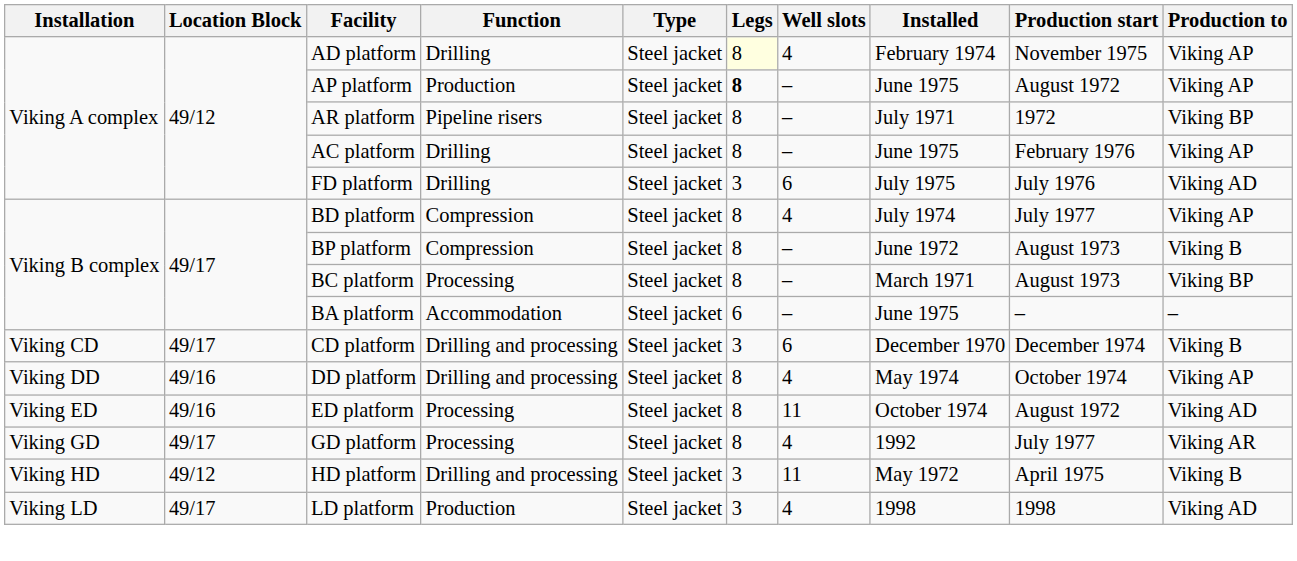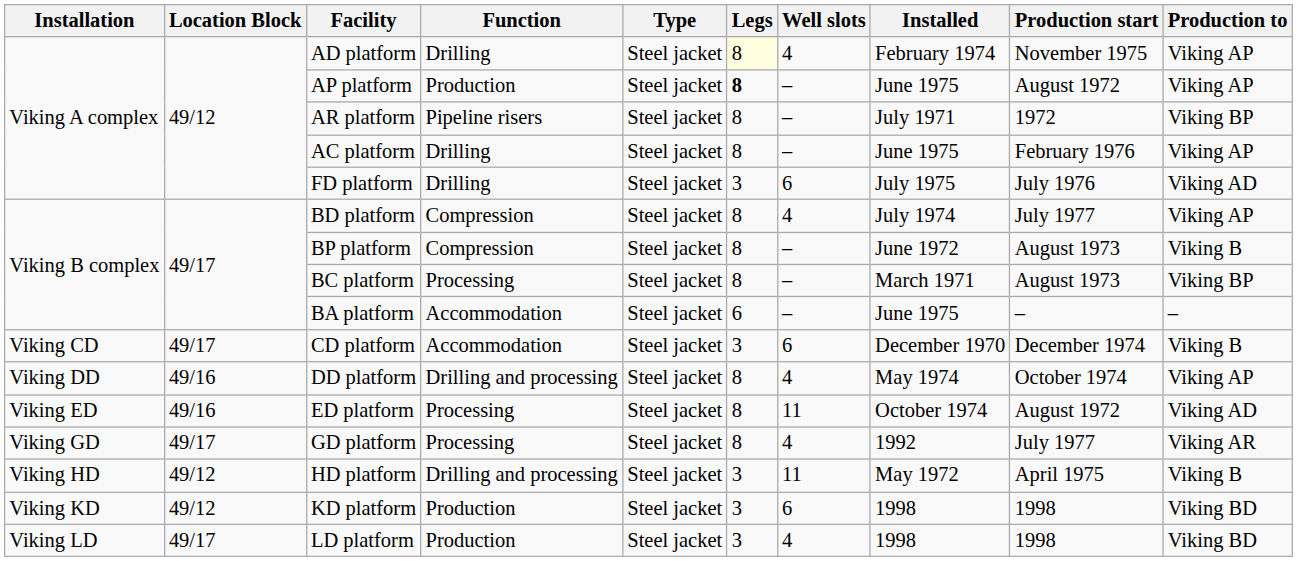(522, 345) Drilling and processing -> (494, 345) Accommodation
+ row: (363, 507)
(1212, 507) Viking AD -> (1212, 540) Viking BD
